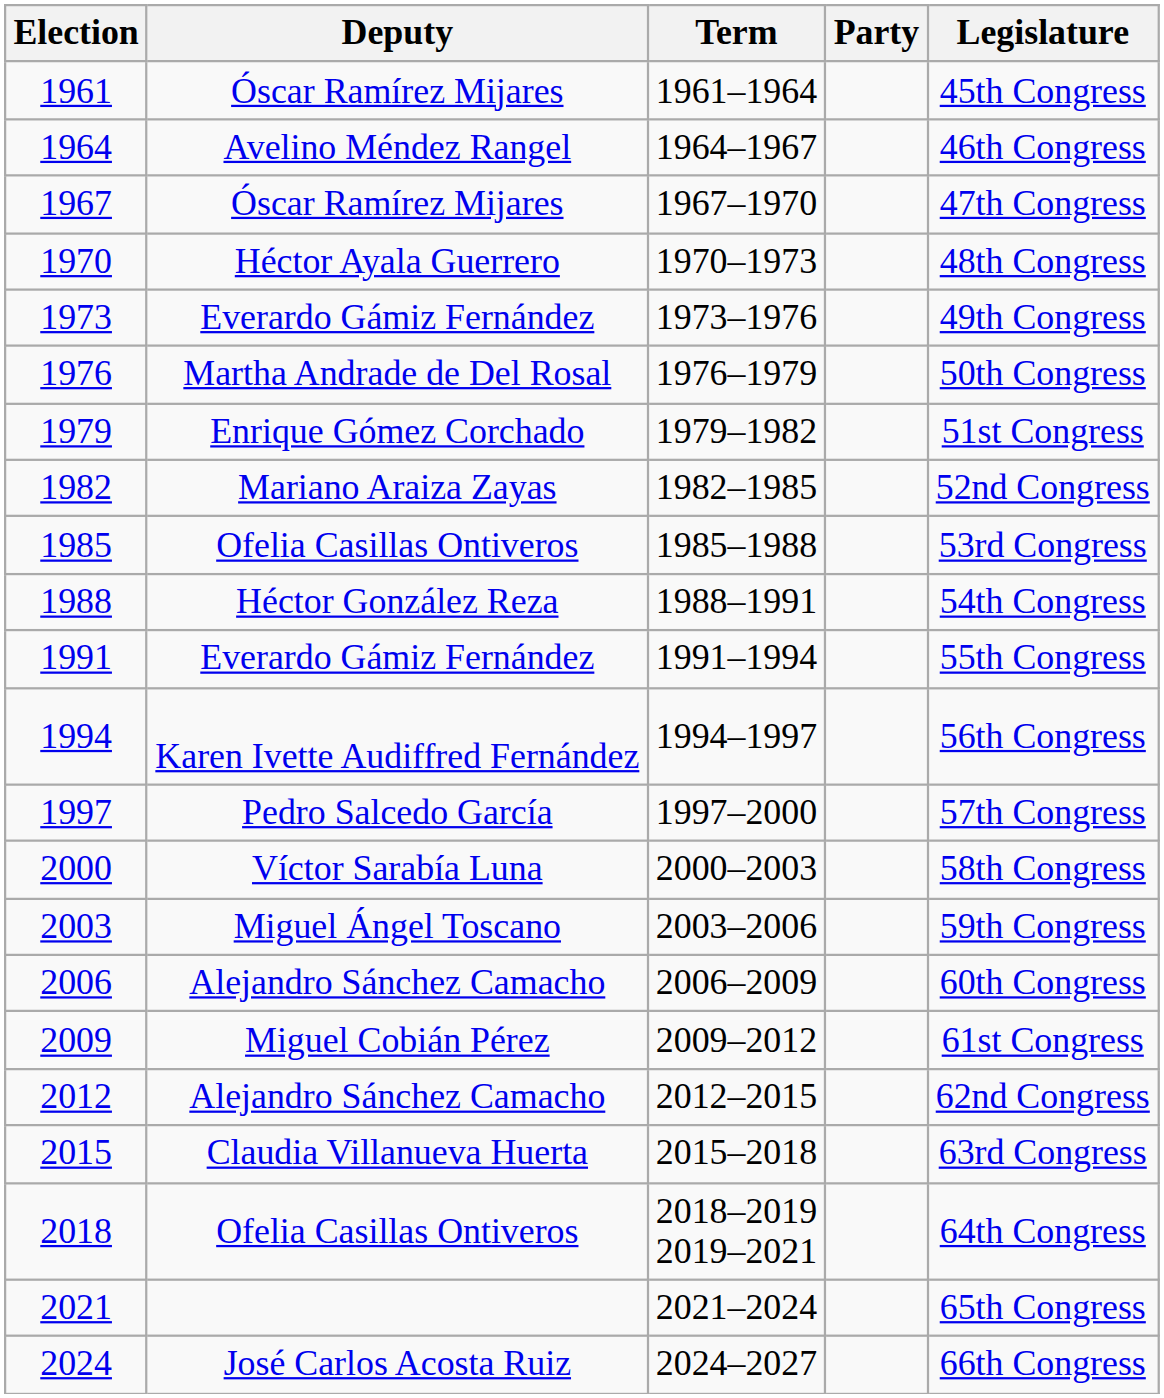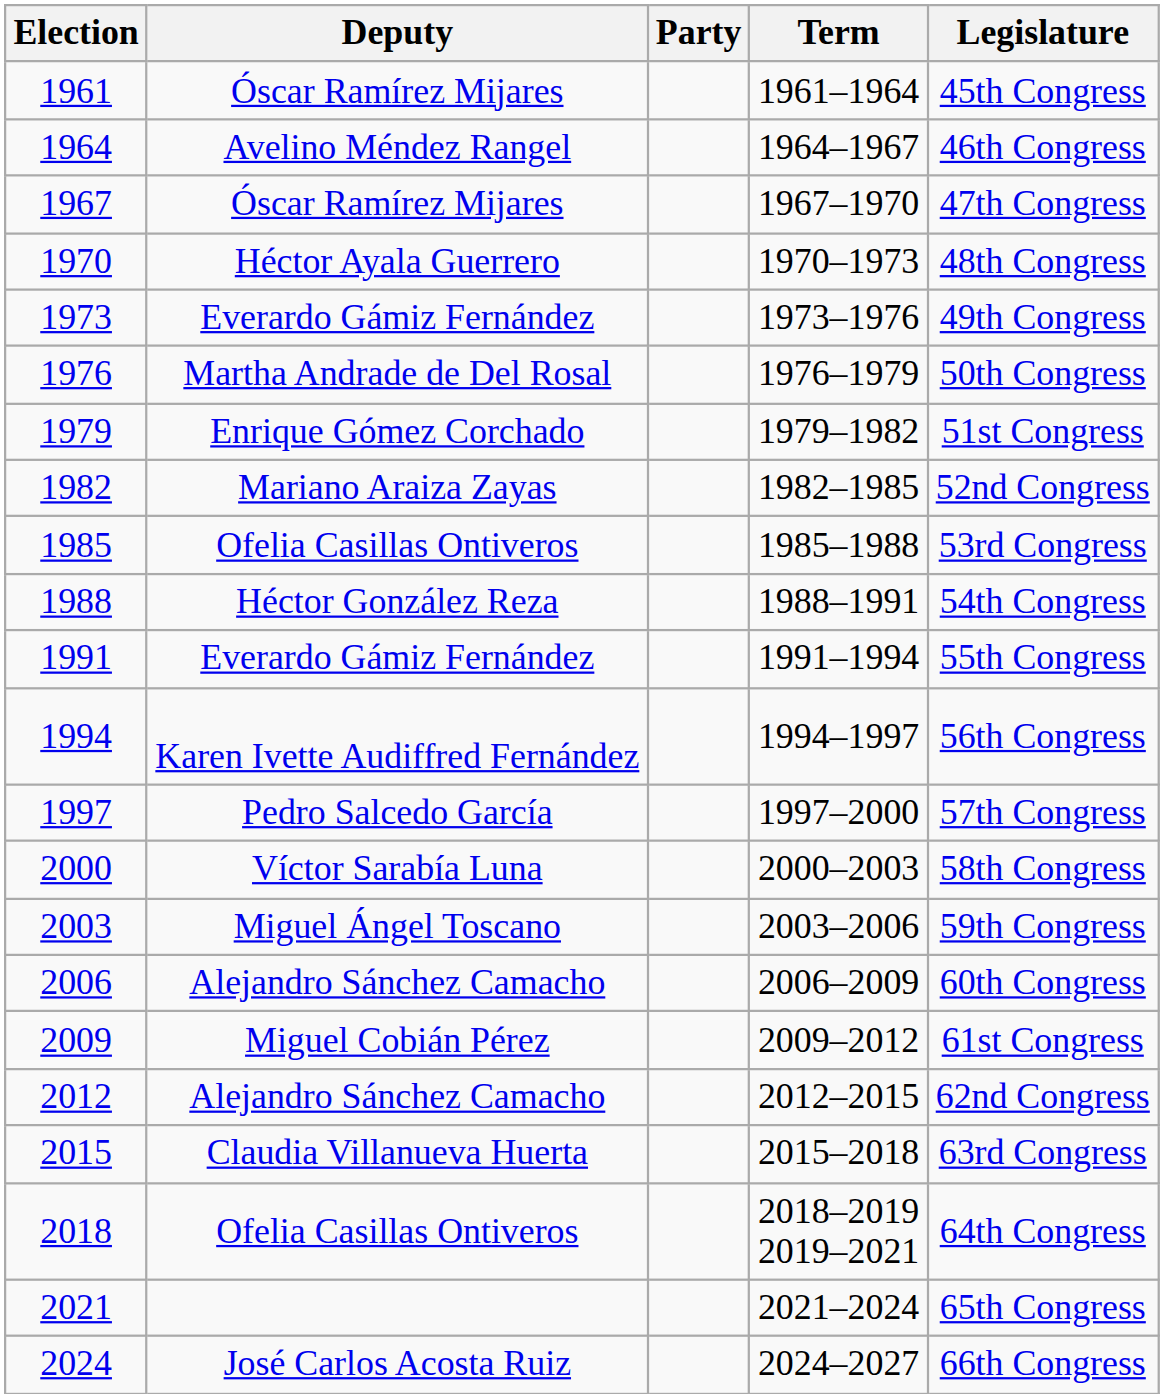columns swapped: (876, 32) <-> (736, 32)
